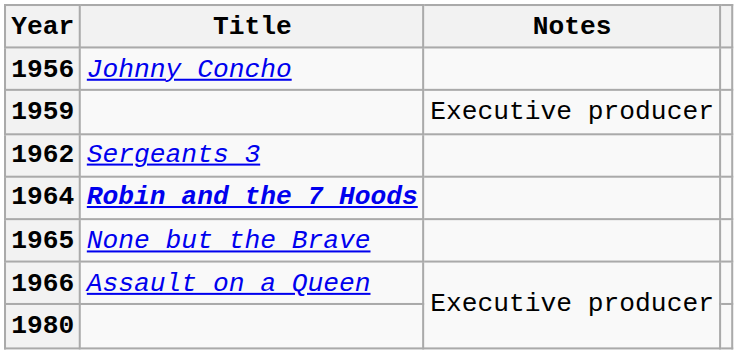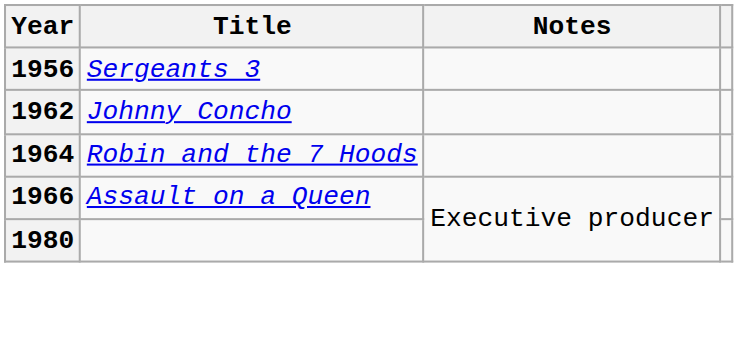(189, 69) Johnny Concho -> (174, 69) Sergeants 3
- row: (43, 112)
(174, 155) Sergeants 3 -> (189, 112) Johnny Concho
(252, 198) bold -> (252, 155) normal
- row: (43, 240)
